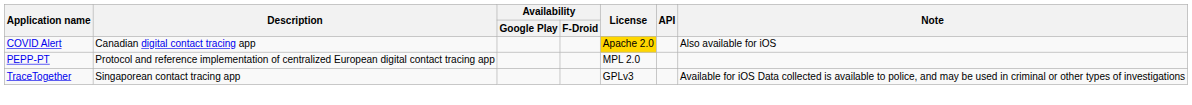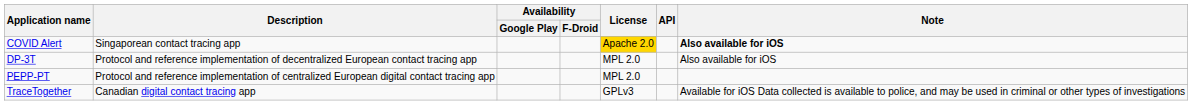(175, 44) Canadian digital contact tracing app -> (168, 44) Singaporean contact tracing app
(728, 44) normal -> (732, 44) bold
+ row: (21, 60)
(168, 76) Singaporean contact tracing app -> (175, 92) Canadian digital contact tracing app
